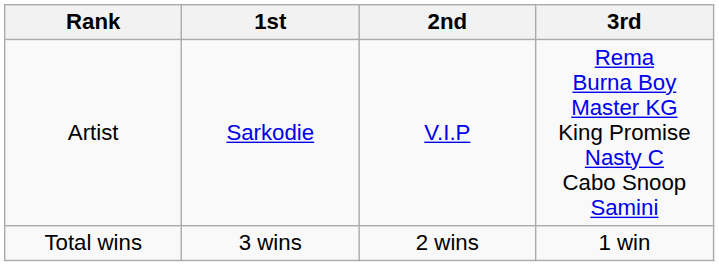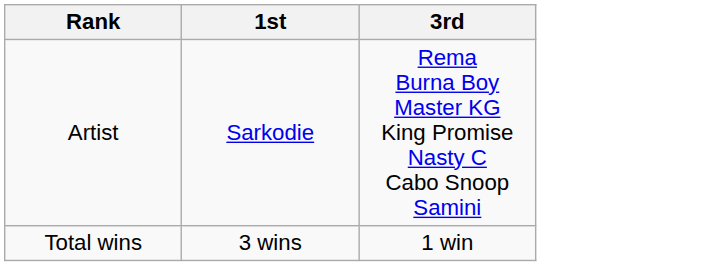- column: (447, 22)
